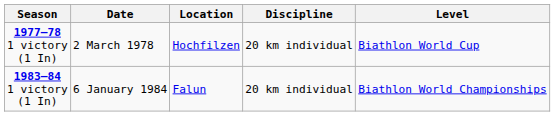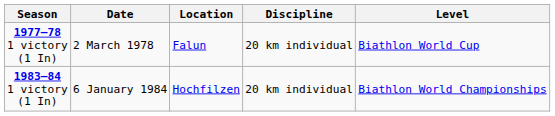(206, 45) Hochfilzen -> (189, 45) Falun
(189, 89) Falun -> (206, 89) Hochfilzen
